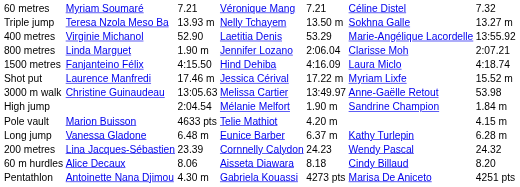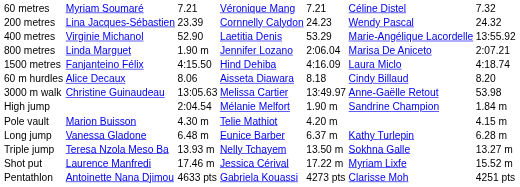rows swapped: (30, 149) <-> (29, 22)
(378, 51) Clarisse Moh -> (390, 51) Marisa De Aniceto
rows swapped: (34, 163) <-> (23, 79)
(197, 121) 4633 pts -> (193, 121) 4.30 m
(193, 177) 4.30 m -> (197, 177) 4633 pts
(390, 177) Marisa De Aniceto -> (378, 177) Clarisse Moh
